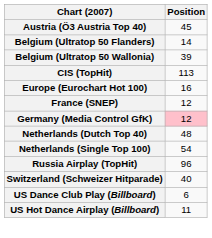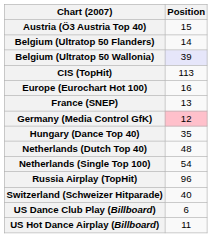(186, 27) 45 -> (186, 27) 15
(186, 57) no background -> (186, 57) lavender background
(186, 103) 12 -> (186, 103) 13
+ row: (85, 133)
